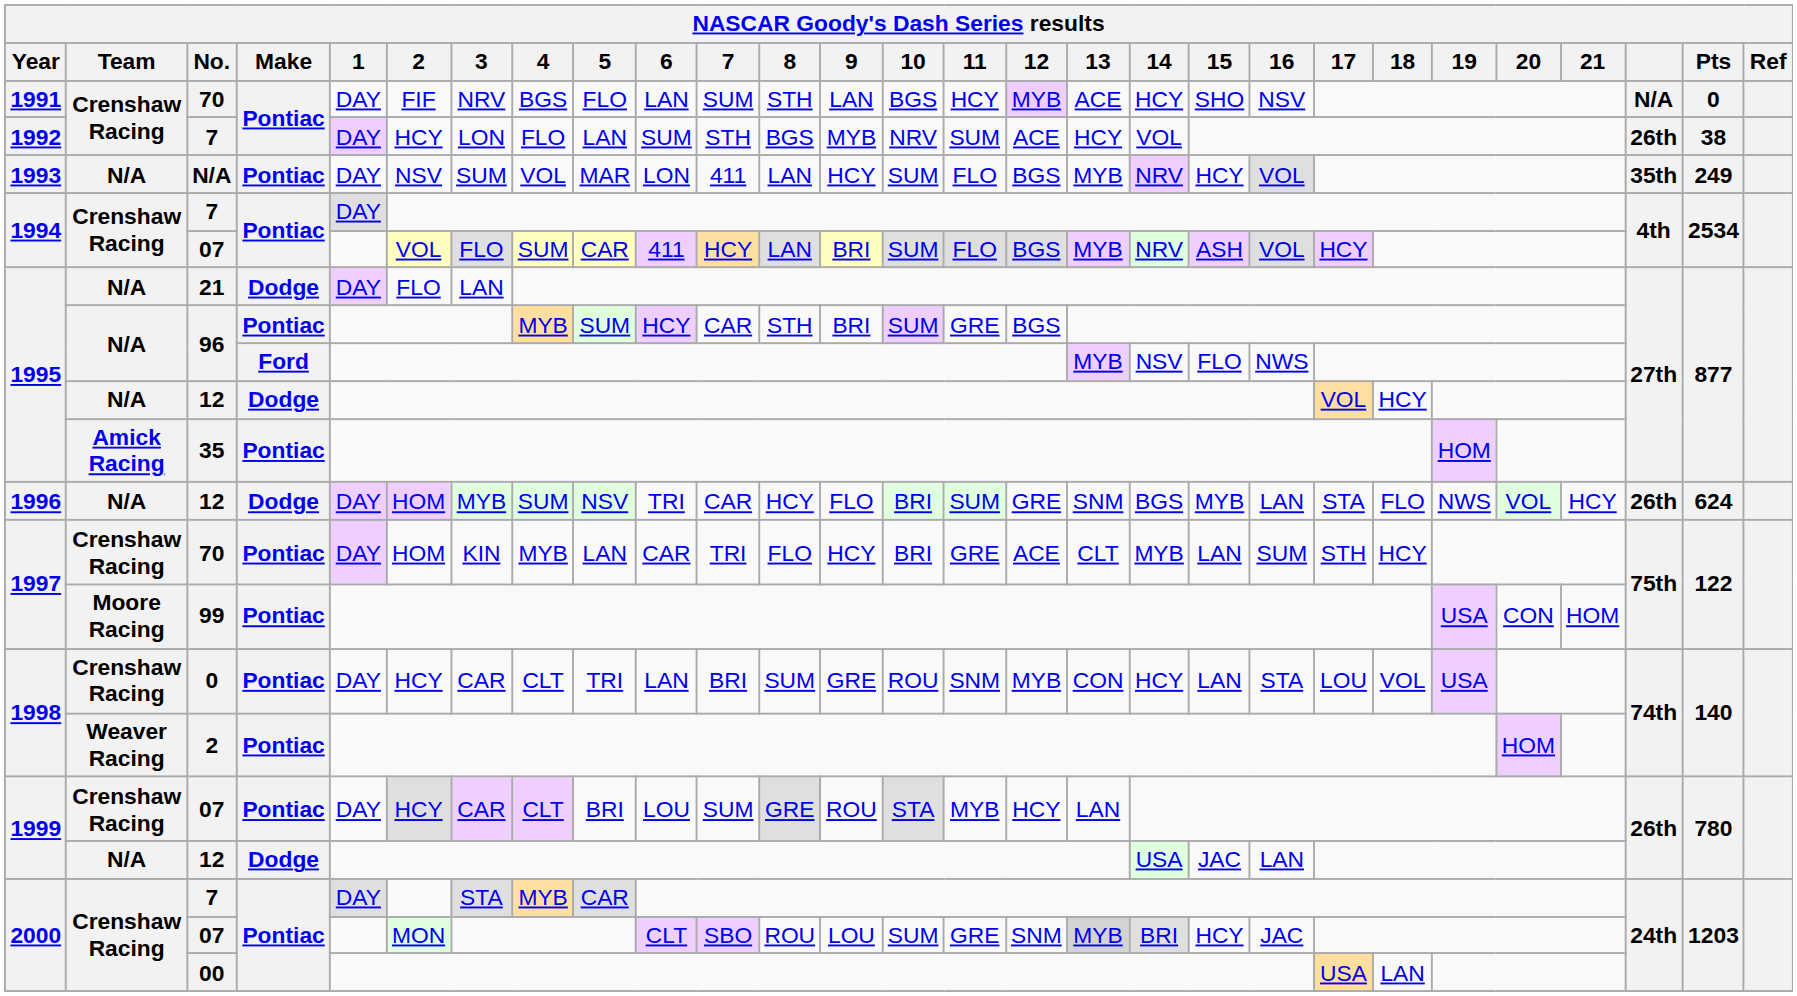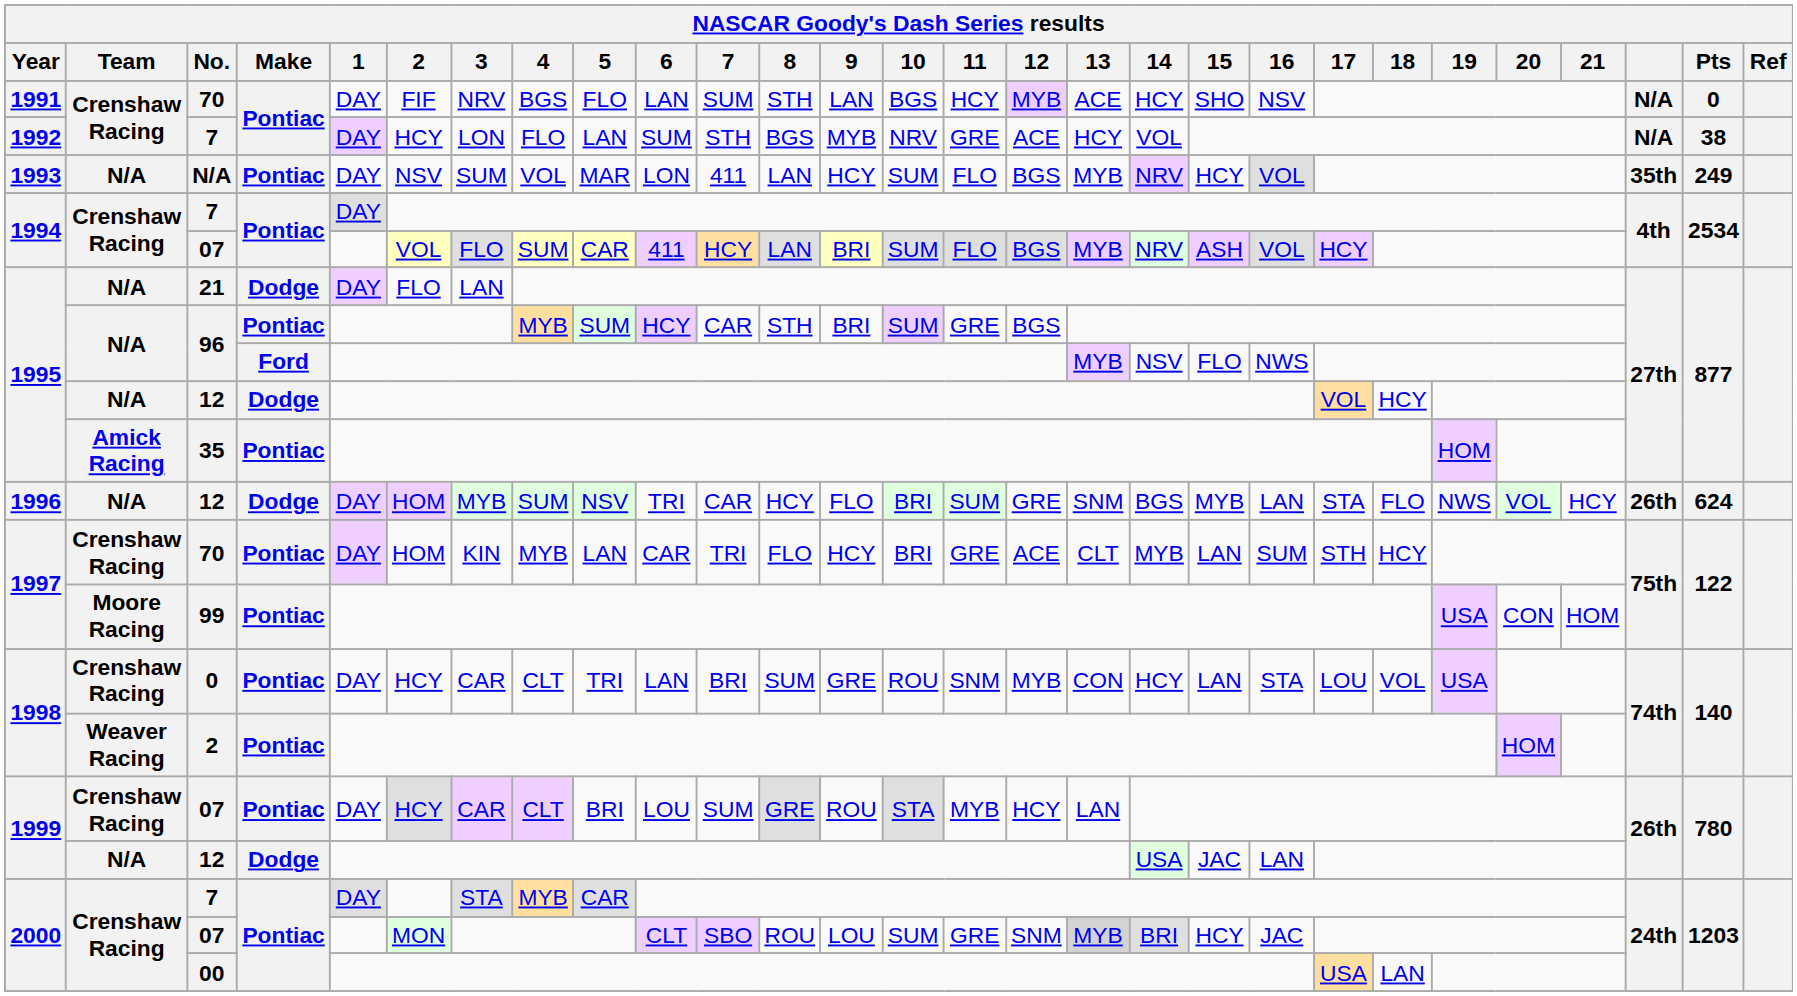(975, 136) SUM -> (975, 136) GRE
(1654, 136) 26th -> (1654, 136) N/A
